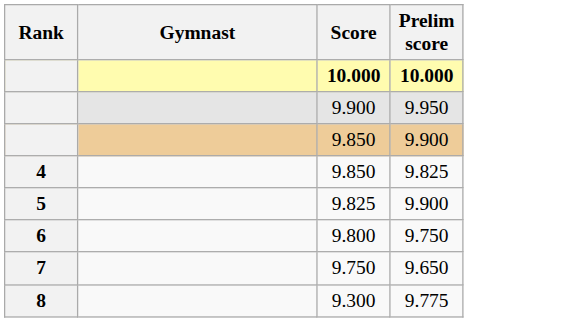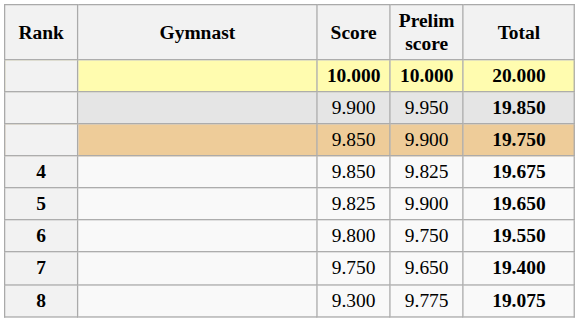+ column: (519, 32)
